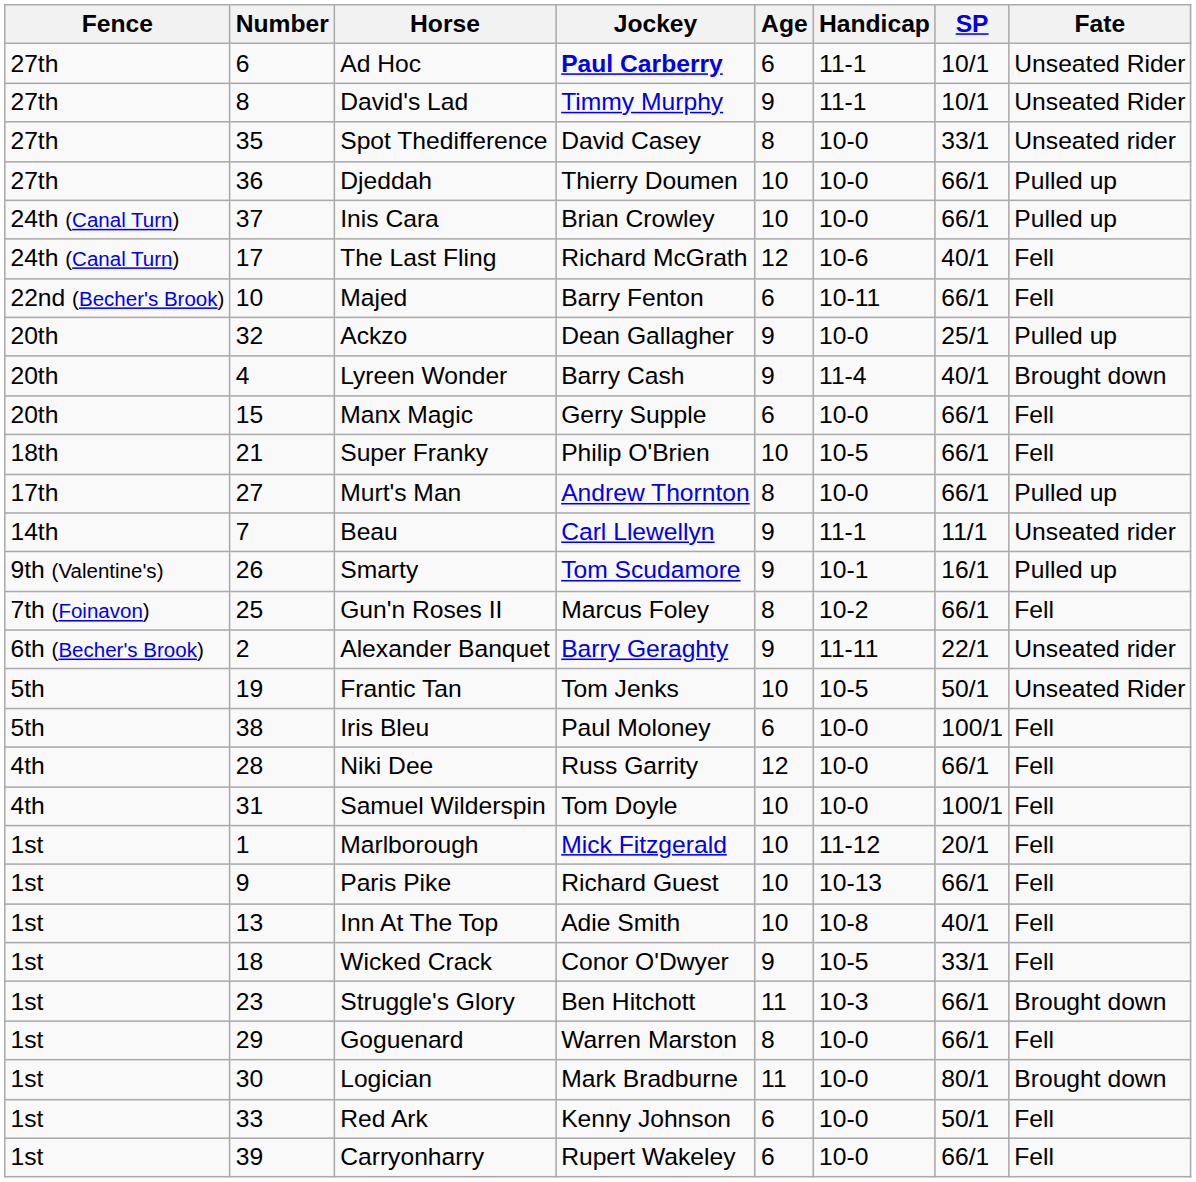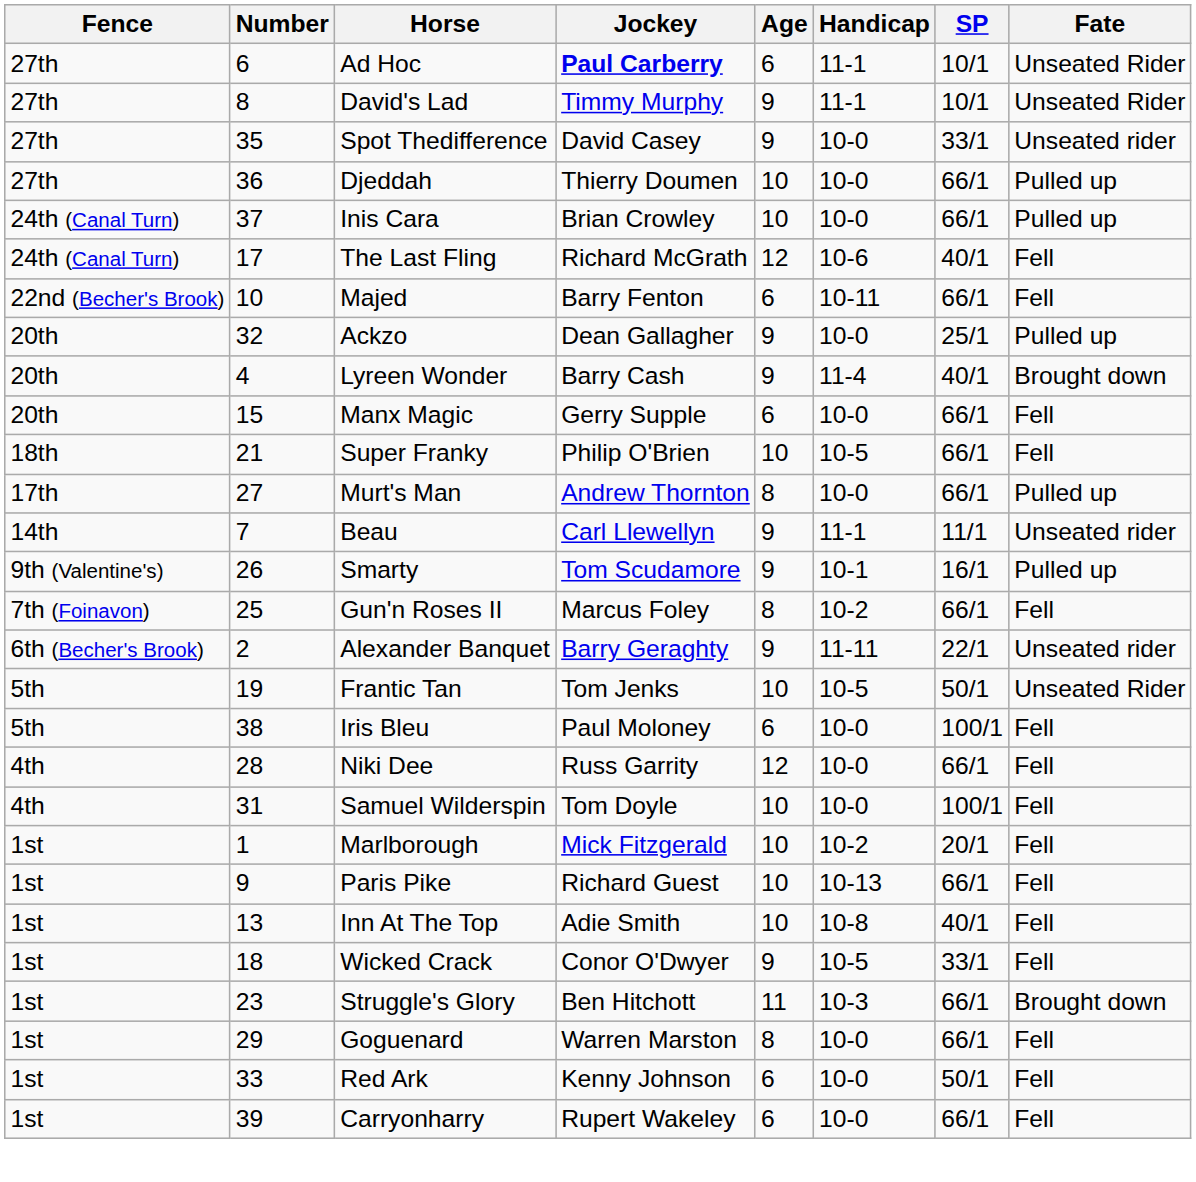(768, 141) 8 -> (768, 141) 9
(850, 844) 11-12 -> (844, 844) 10-2
- row: (386, 1079)
